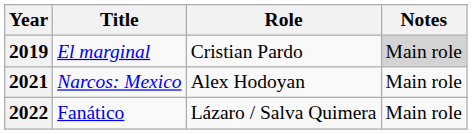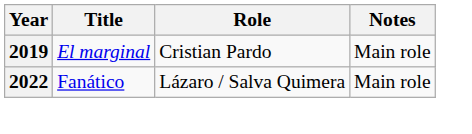(424, 50) lightgrey background -> (392, 50) no background
- row: (29, 81)
